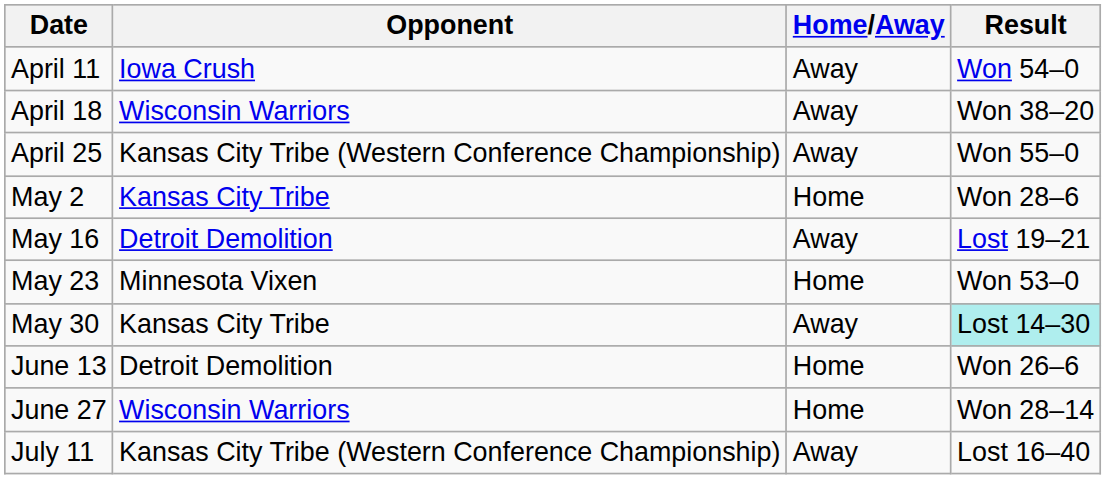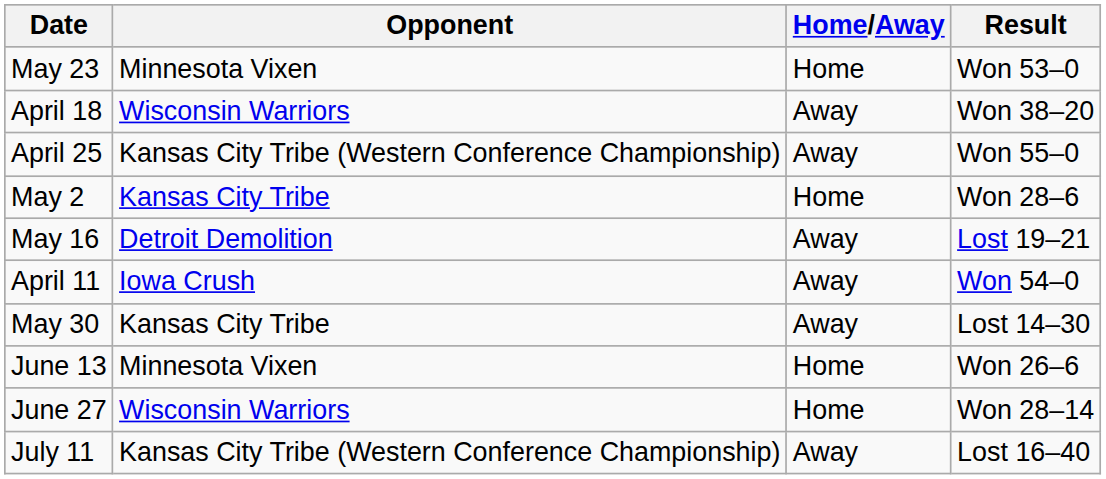rows swapped: (56, 68) <-> (55, 281)
(1024, 324) paleturquoise background -> (1024, 324) no background
(226, 366) Detroit Demolition -> (218, 366) Minnesota Vixen
